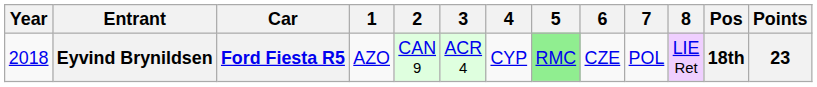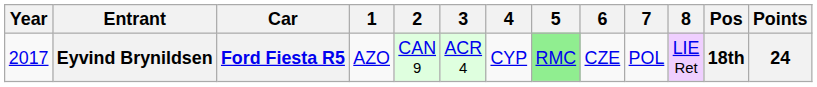(29, 57) 2018 -> (29, 57) 2017
(780, 57) 23 -> (780, 57) 24
